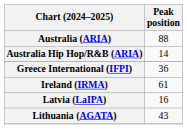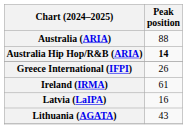(163, 54) normal -> (163, 54) bold
(163, 69) 36 -> (163, 69) 26
